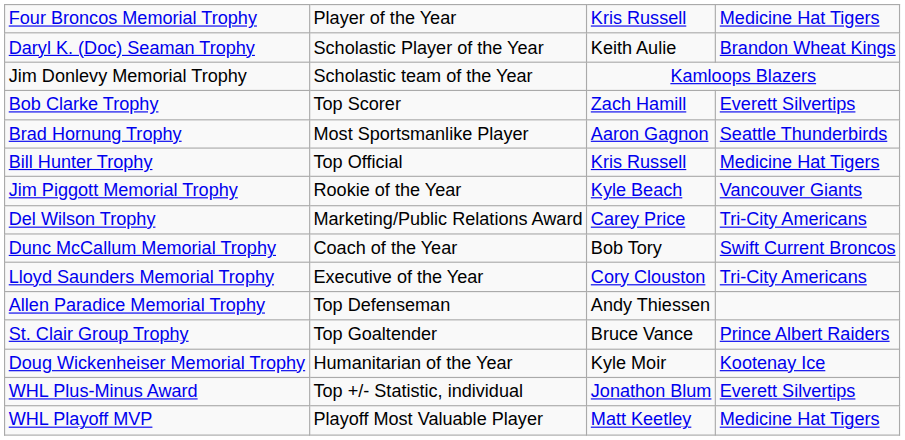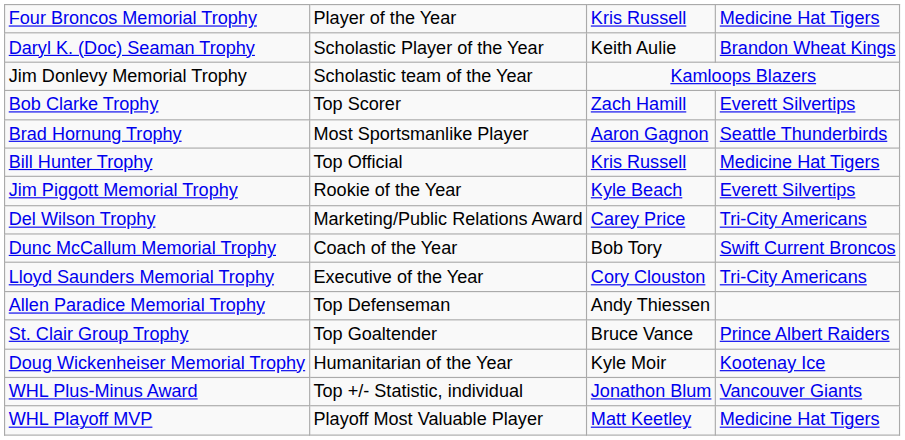(791, 190) Vancouver Giants -> (788, 190) Everett Silvertips
(788, 391) Everett Silvertips -> (791, 391) Vancouver Giants
